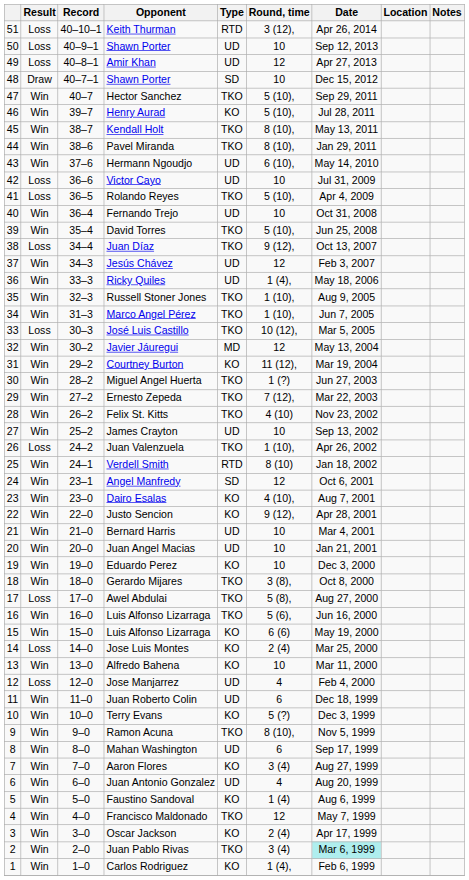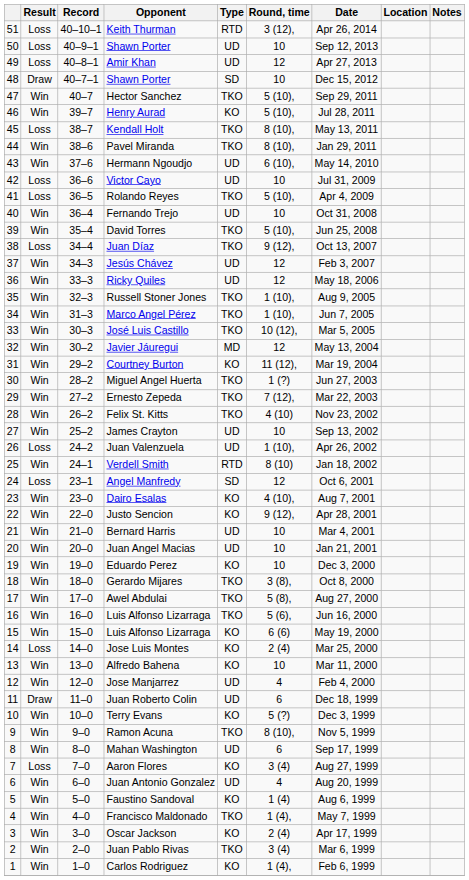(40, 130) Win -> (40, 130) Loss
(279, 280) 1 (4), -> (279, 280) 12
(40, 331) Loss -> (40, 331) Win
(232, 448) TKO -> (232, 448) UD
(40, 481) Win -> (40, 481) Loss
(40, 599) Loss -> (40, 599) Win
(40, 682) Loss -> (40, 682) Win
(40, 699) Win -> (40, 699) Draw
(40, 766) Win -> (40, 766) Loss
(279, 816) 12 -> (279, 816) 1 (4),
(347, 850) paleturquoise background -> (347, 850) no background
